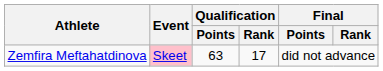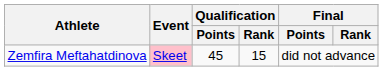(216, 56) 63 -> (216, 56) 45
(259, 56) 17 -> (259, 56) 15
